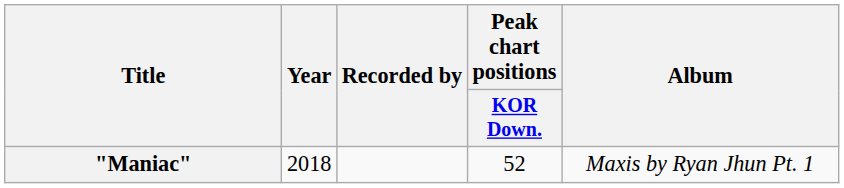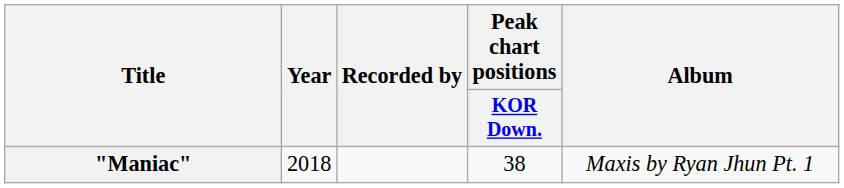(514, 164) 52 -> (514, 164) 38
